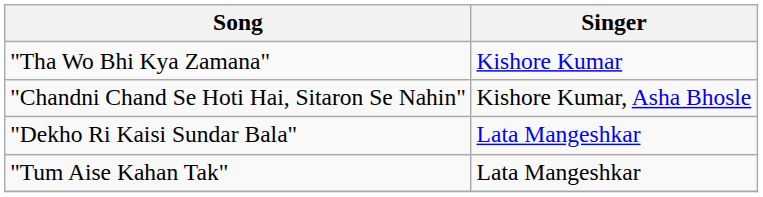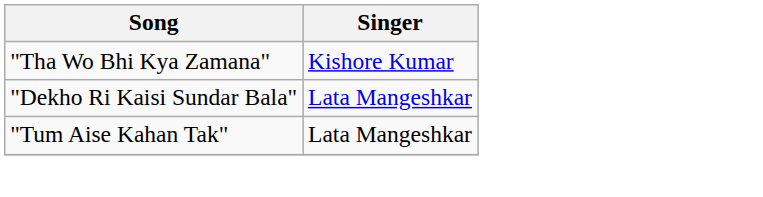- row: (238, 97)
